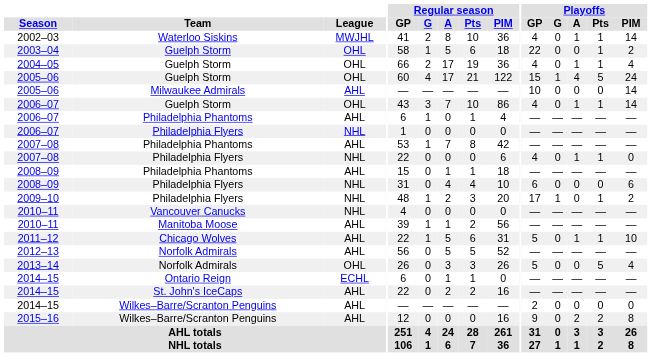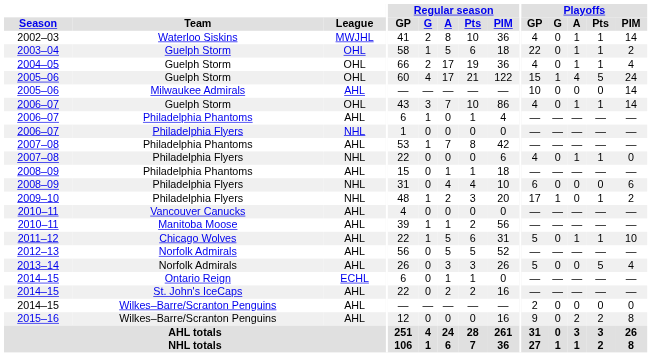(577, 51) 0 -> (577, 51) 1
(355, 211) NHL -> (355, 211) AHL
(355, 265) OHL -> (355, 265) AHL
